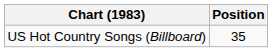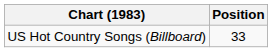(238, 36) 35 -> (238, 36) 33
